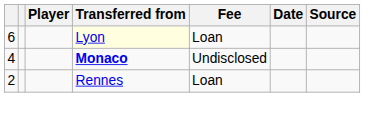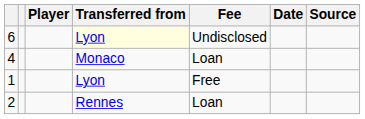(207, 37) Loan -> (230, 37) Undisclosed
(102, 59) bold -> (100, 59) normal
(230, 59) Undisclosed -> (207, 59) Loan
+ row: (11, 80)
